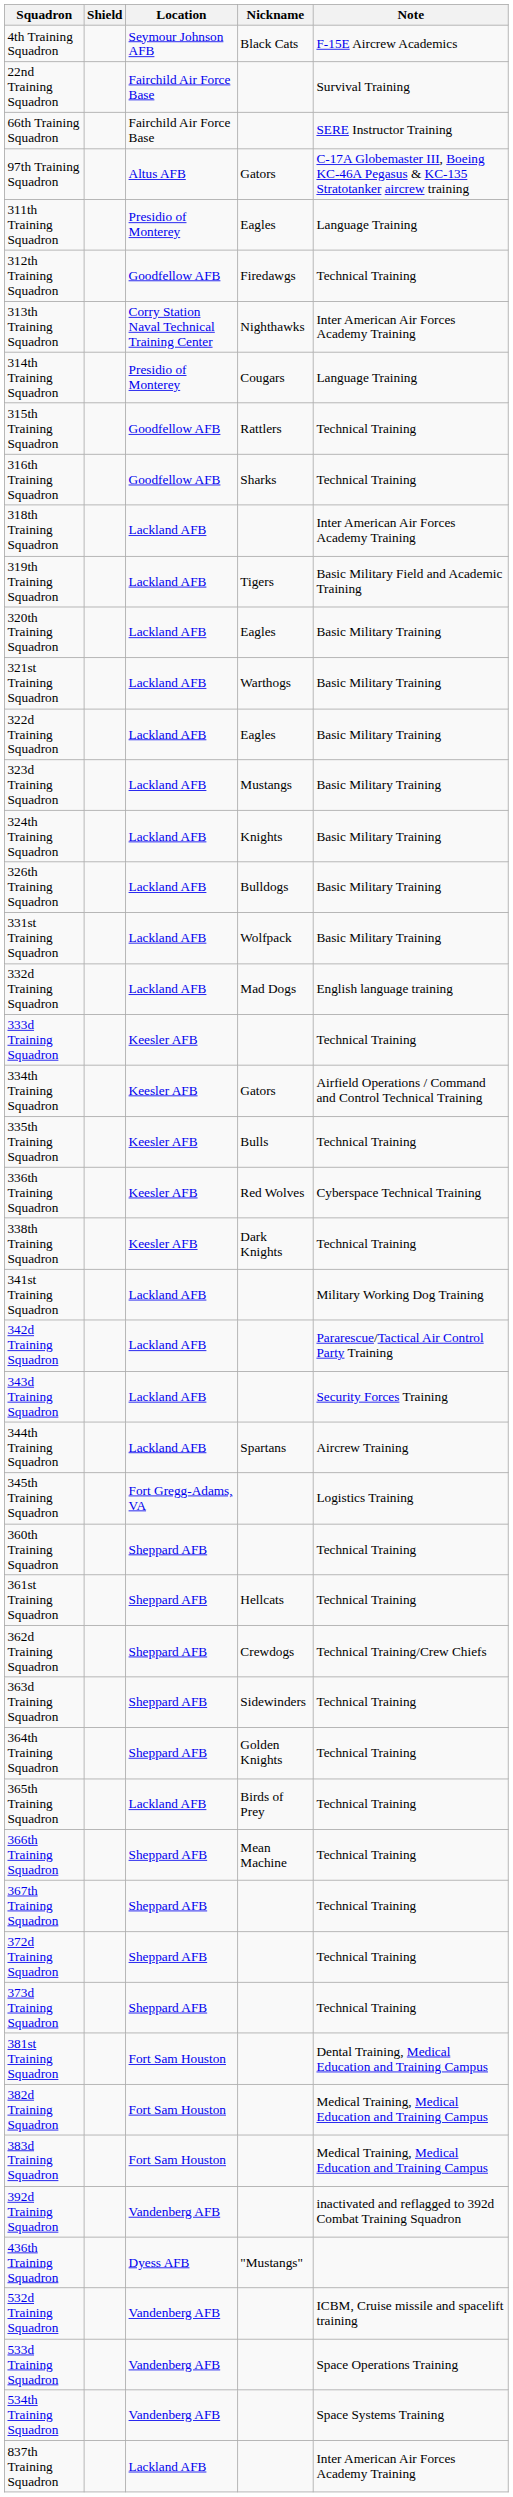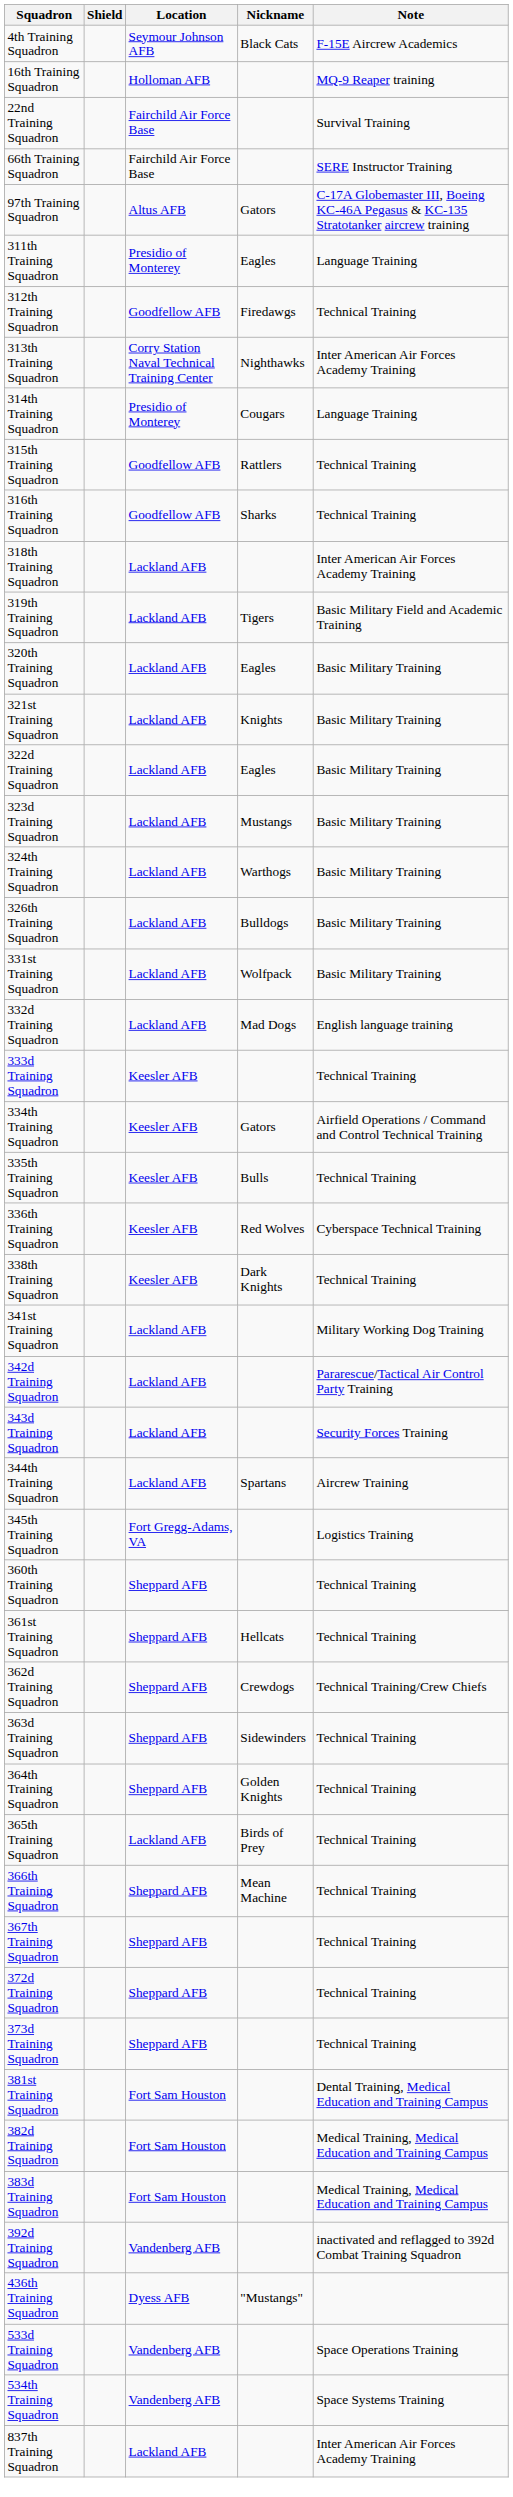+ row: (43, 79)
(266, 683) Warthogs -> (261, 719) Knights
(261, 836) Knights -> (266, 872) Warthogs
- row: (33, 2313)
